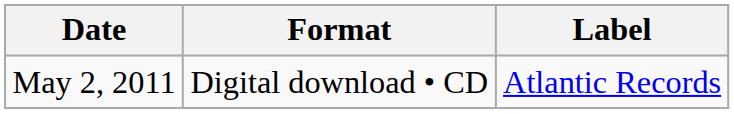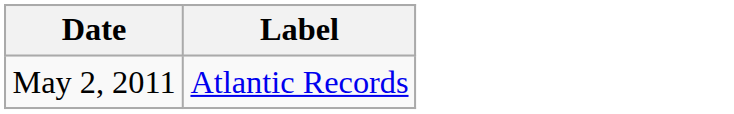- column: (339, 30)
